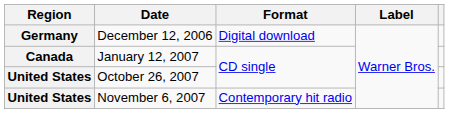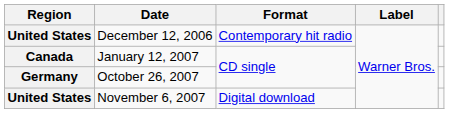(49, 35) Germany -> (49, 35) United States
(267, 35) Digital download -> (285, 35) Contemporary hit radio
(49, 77) United States -> (49, 77) Germany
(285, 98) Contemporary hit radio -> (267, 98) Digital download
